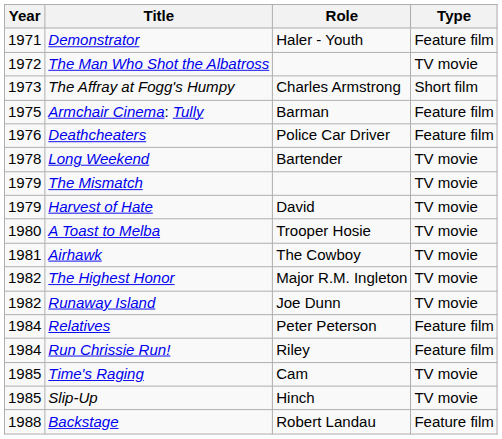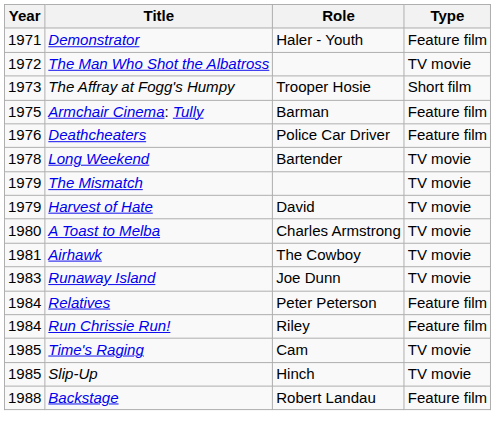(339, 87) Charles Armstrong -> (324, 87) Trooper Hosie
(324, 231) Trooper Hosie -> (339, 231) Charles Armstrong
- row: (111, 278)
(25, 302) 1982 -> (25, 278) 1983
